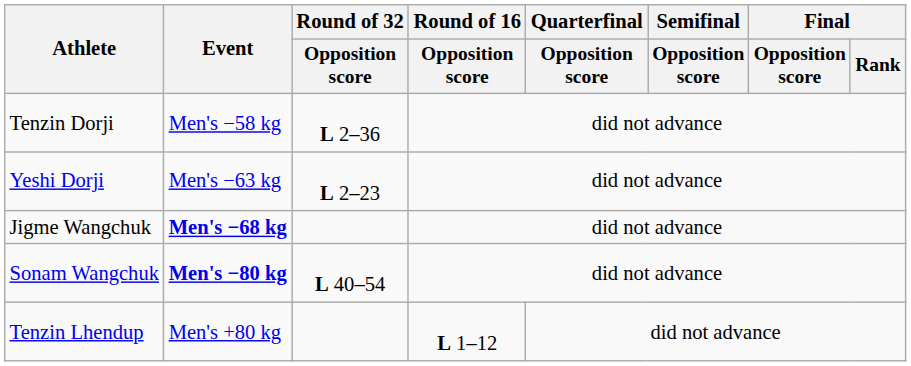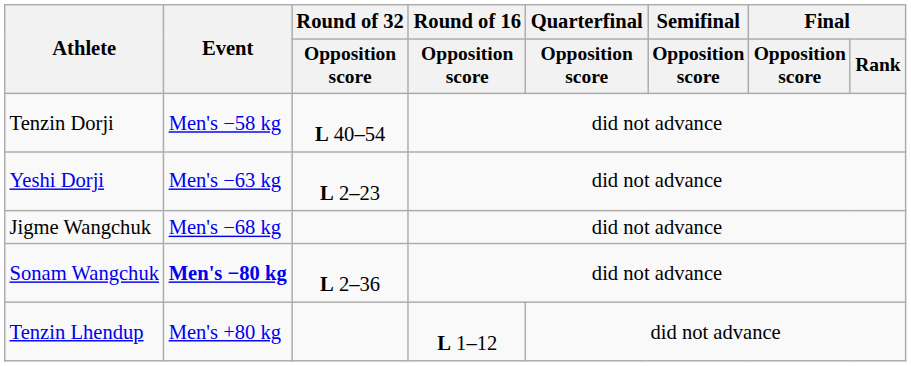(350, 135) L 2–36 -> (350, 135) L 40–54
(228, 227) bold -> (225, 227) normal
(350, 285) L 40–54 -> (350, 285) L 2–36
